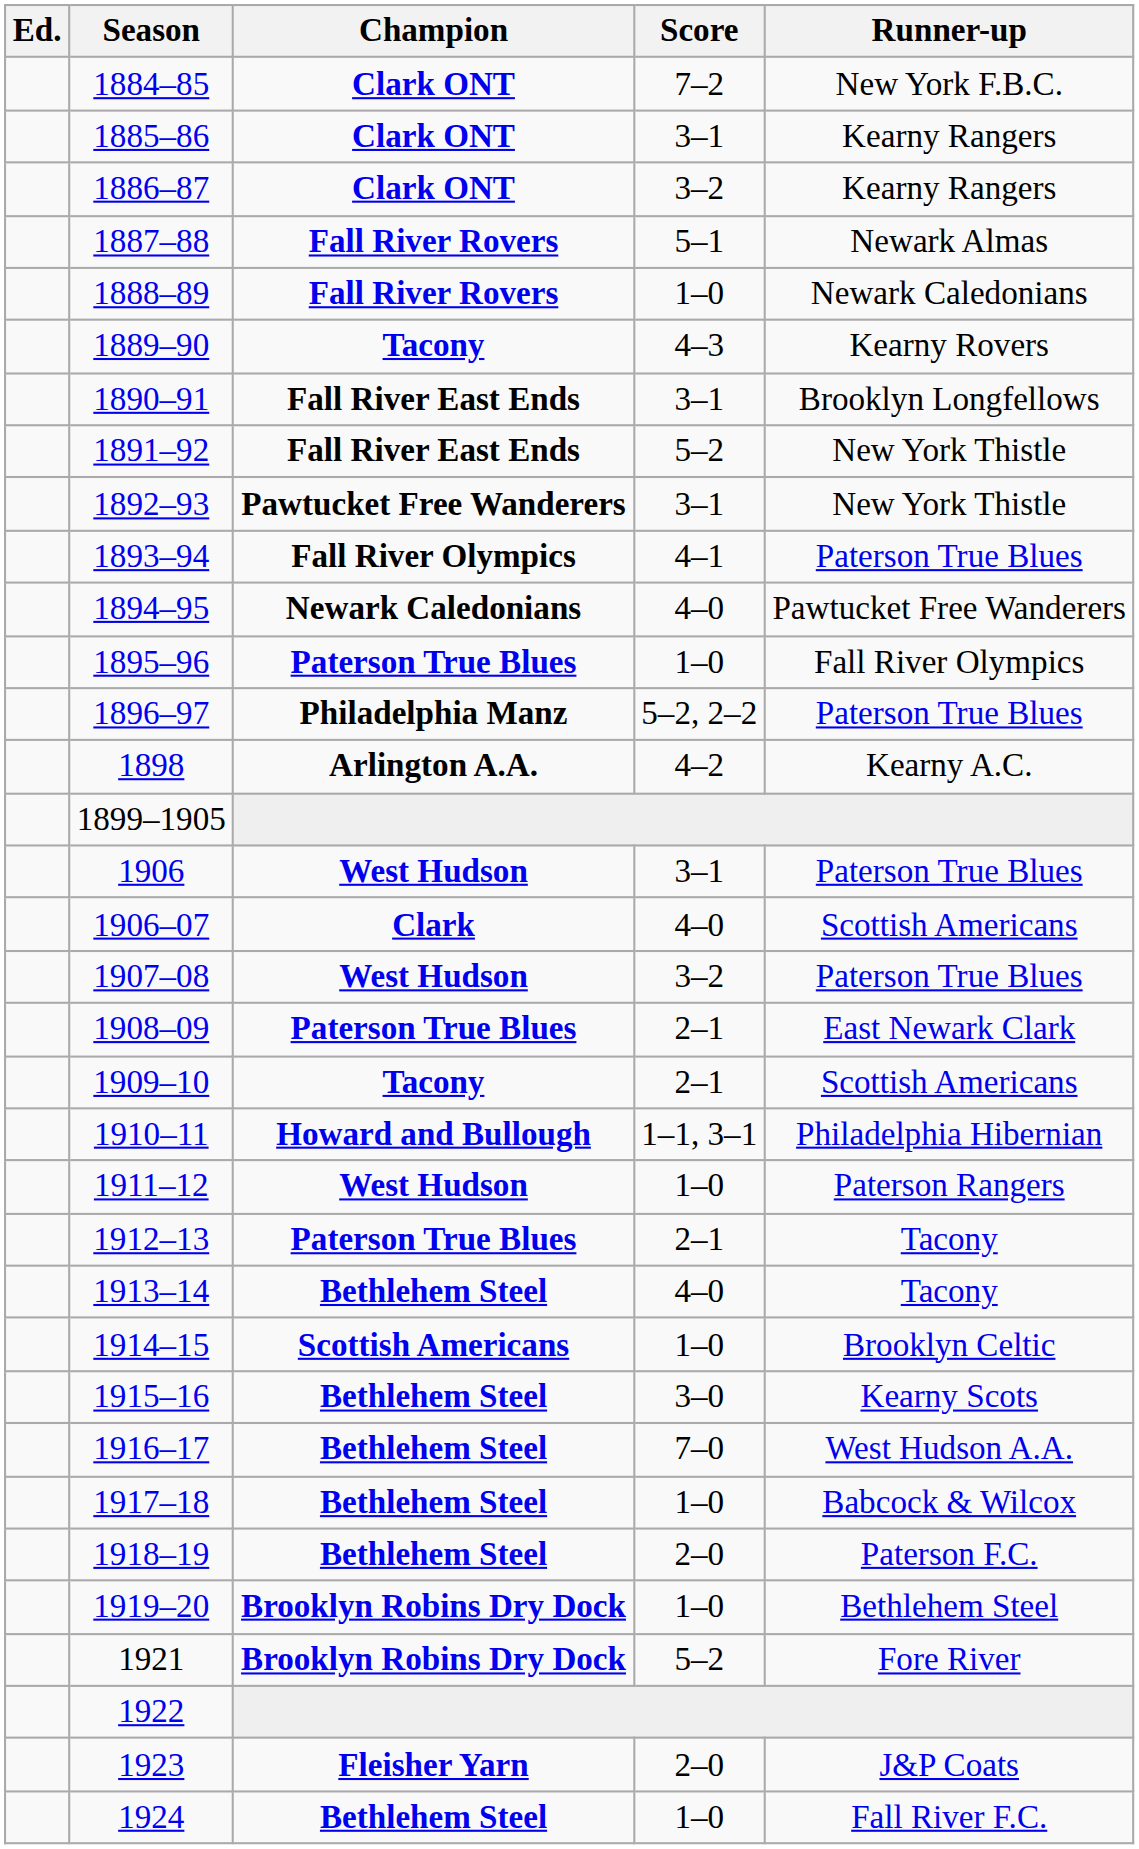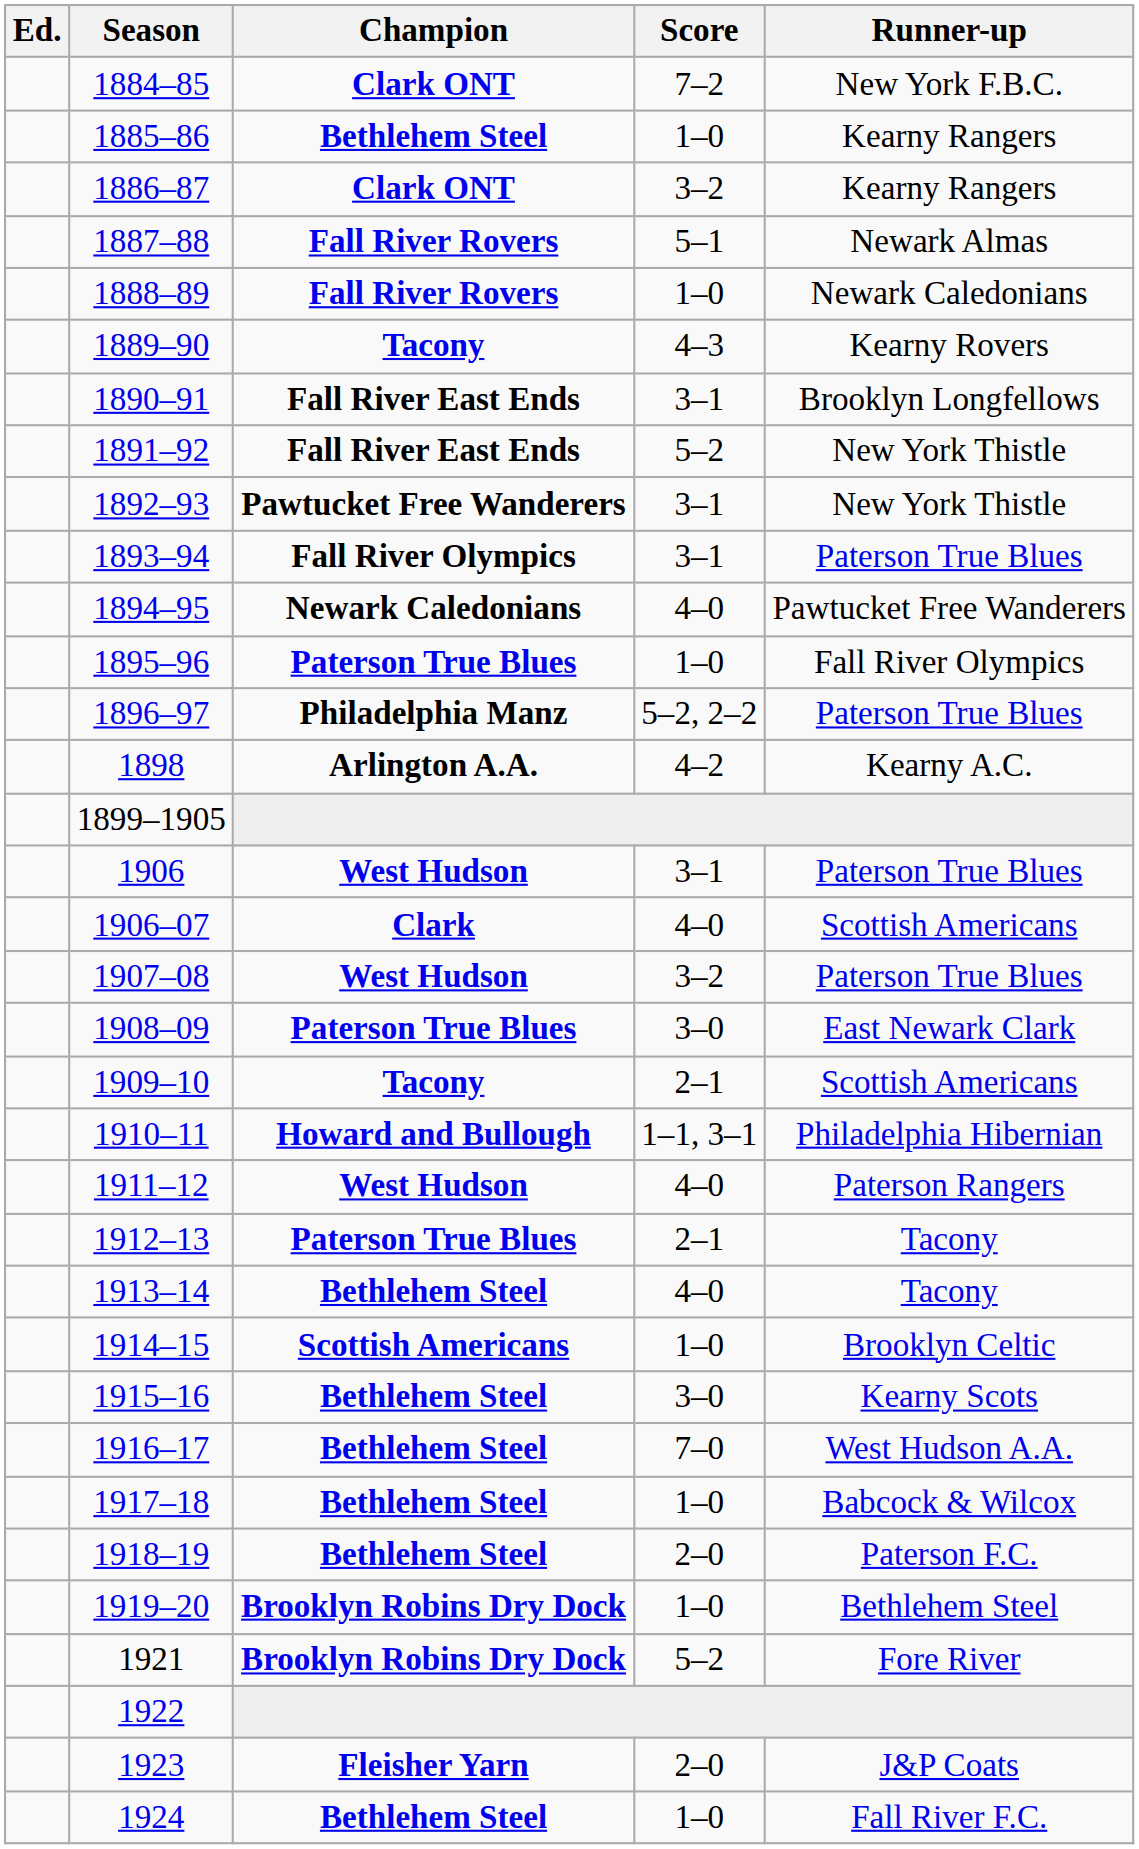(434, 135) Clark ONT -> (434, 135) Bethlehem Steel
(699, 135) 3–1 -> (699, 135) 1–0
(699, 556) 4–1 -> (699, 556) 3–1
(699, 1028) 2–1 -> (699, 1028) 3–0
(699, 1186) 1–0 -> (699, 1186) 4–0
